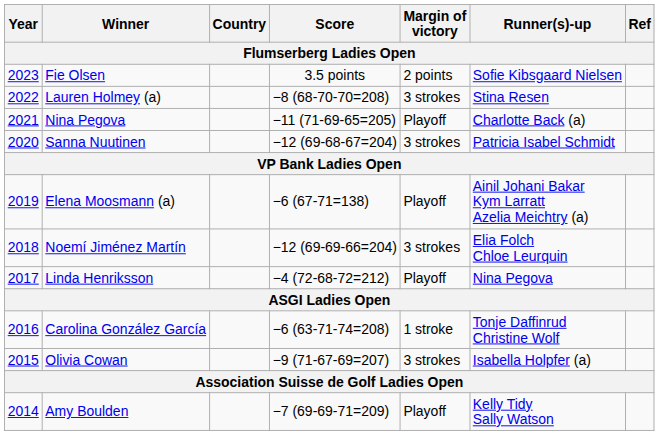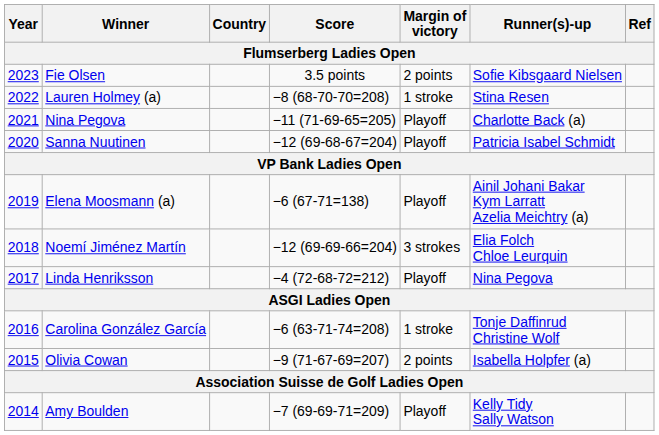(432, 98) 3 strokes -> (428, 98) 1 stroke
(432, 142) 3 strokes -> (425, 142) Playoff
(432, 360) 3 strokes -> (428, 360) 2 points
